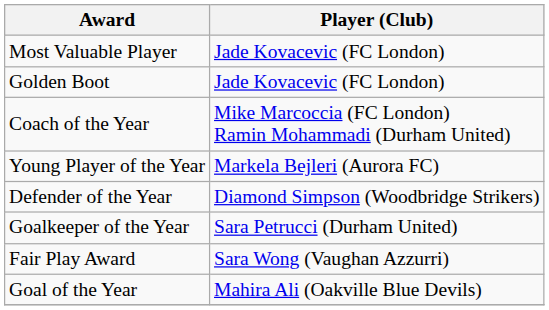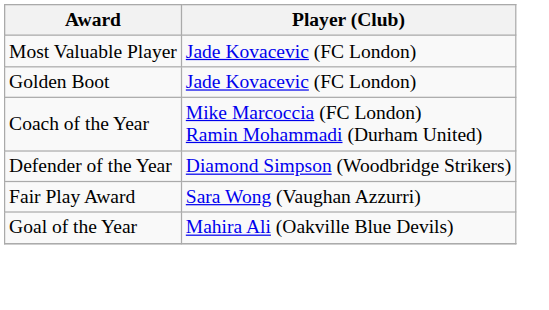- row: (107, 165)
- row: (99, 227)
